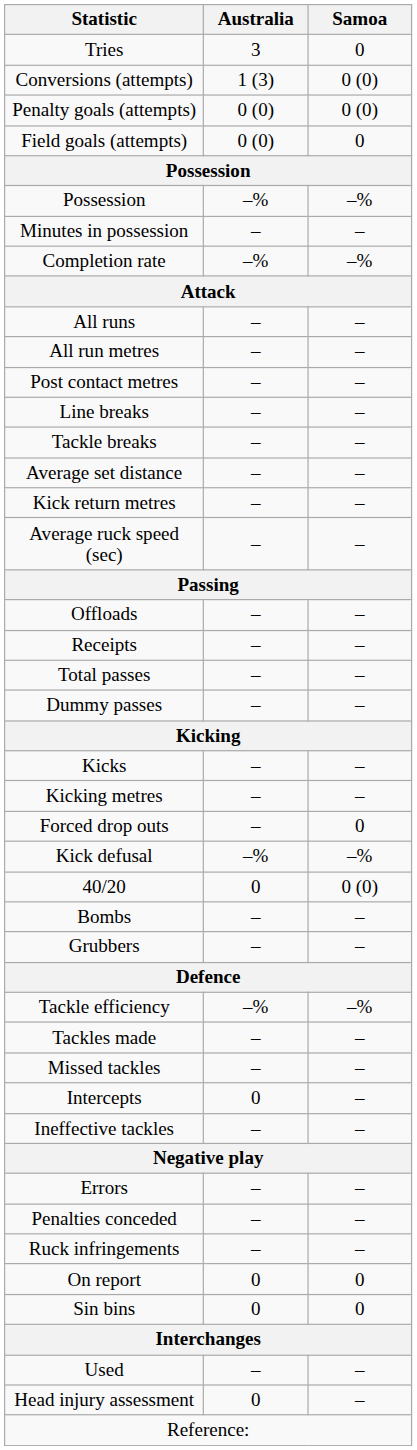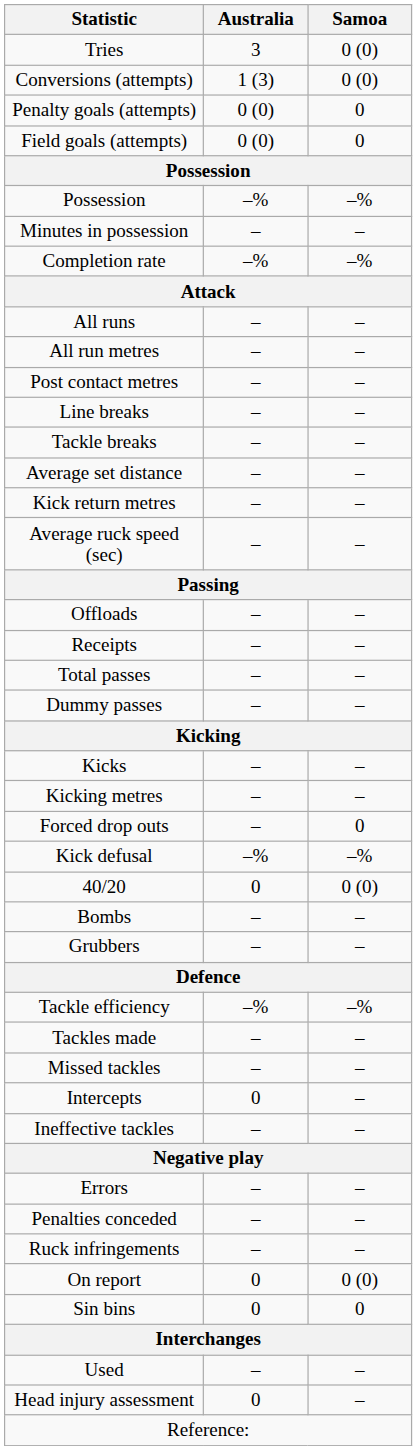(360, 49) 0 -> (360, 49) 0 (0)
(360, 110) 0 (0) -> (360, 110) 0
(360, 1279) 0 -> (360, 1279) 0 (0)
